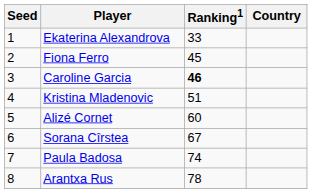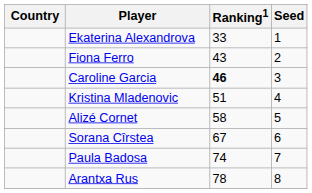columns swapped: (277, 16) <-> (22, 16)
(194, 58) 45 -> (220, 58) 43
(194, 118) 60 -> (220, 118) 58
